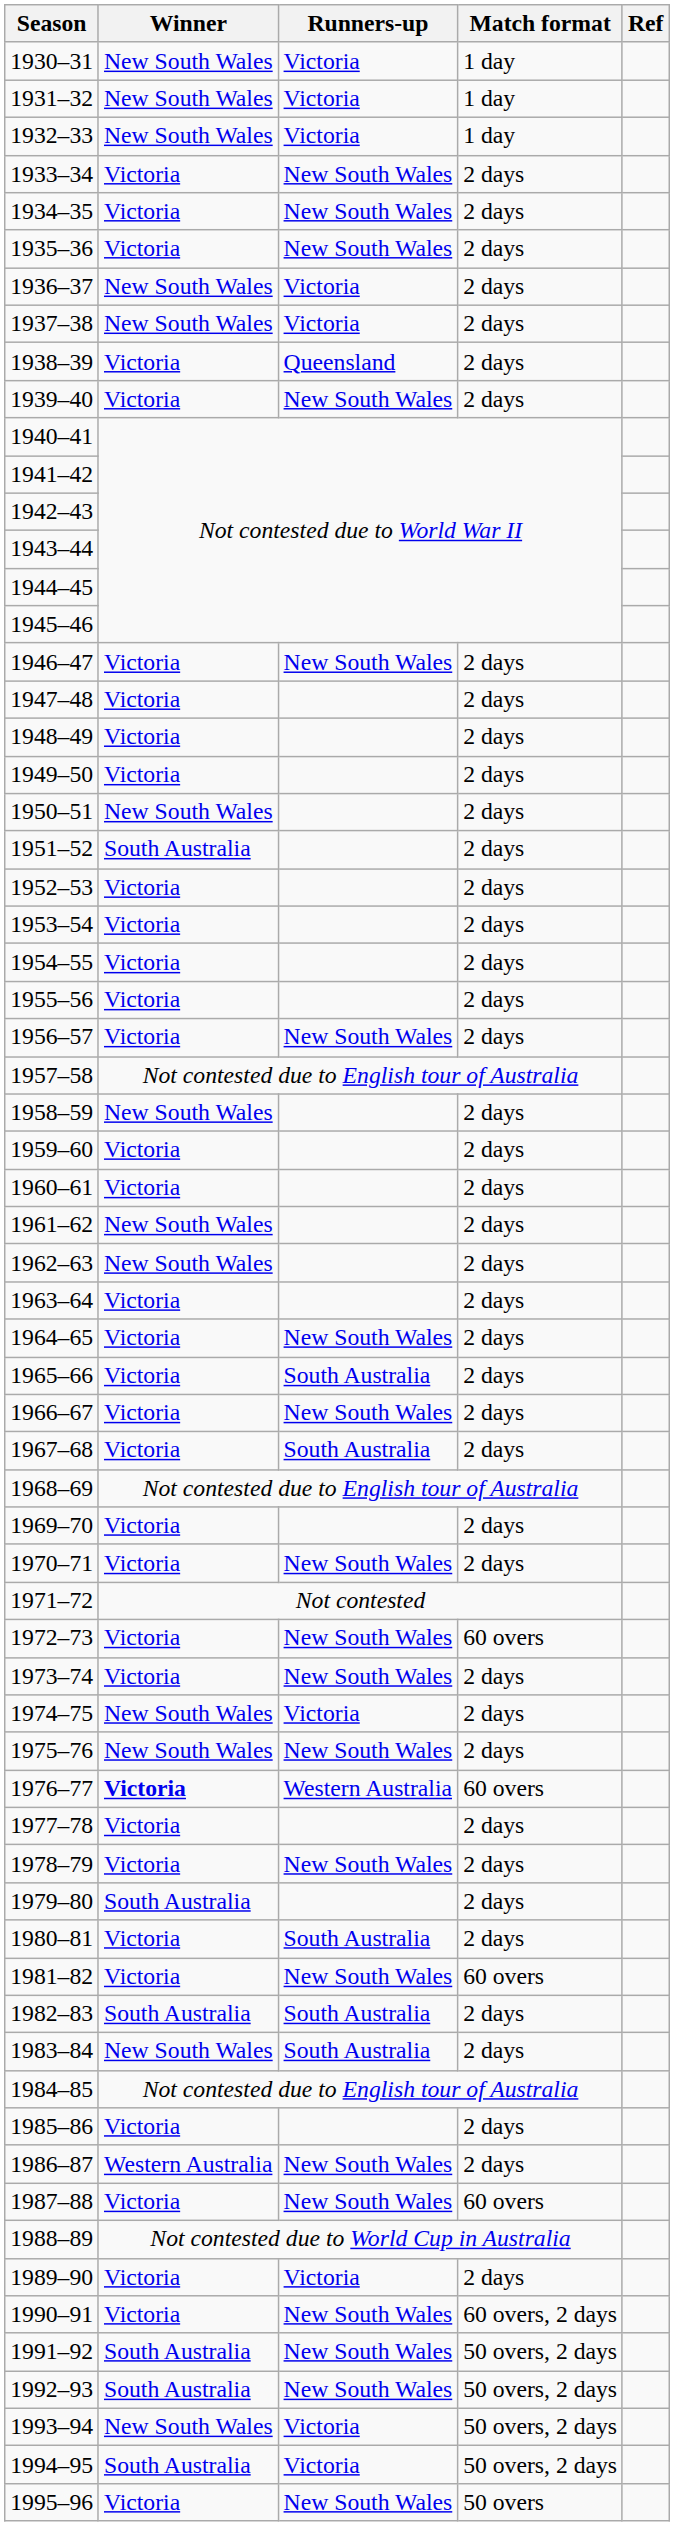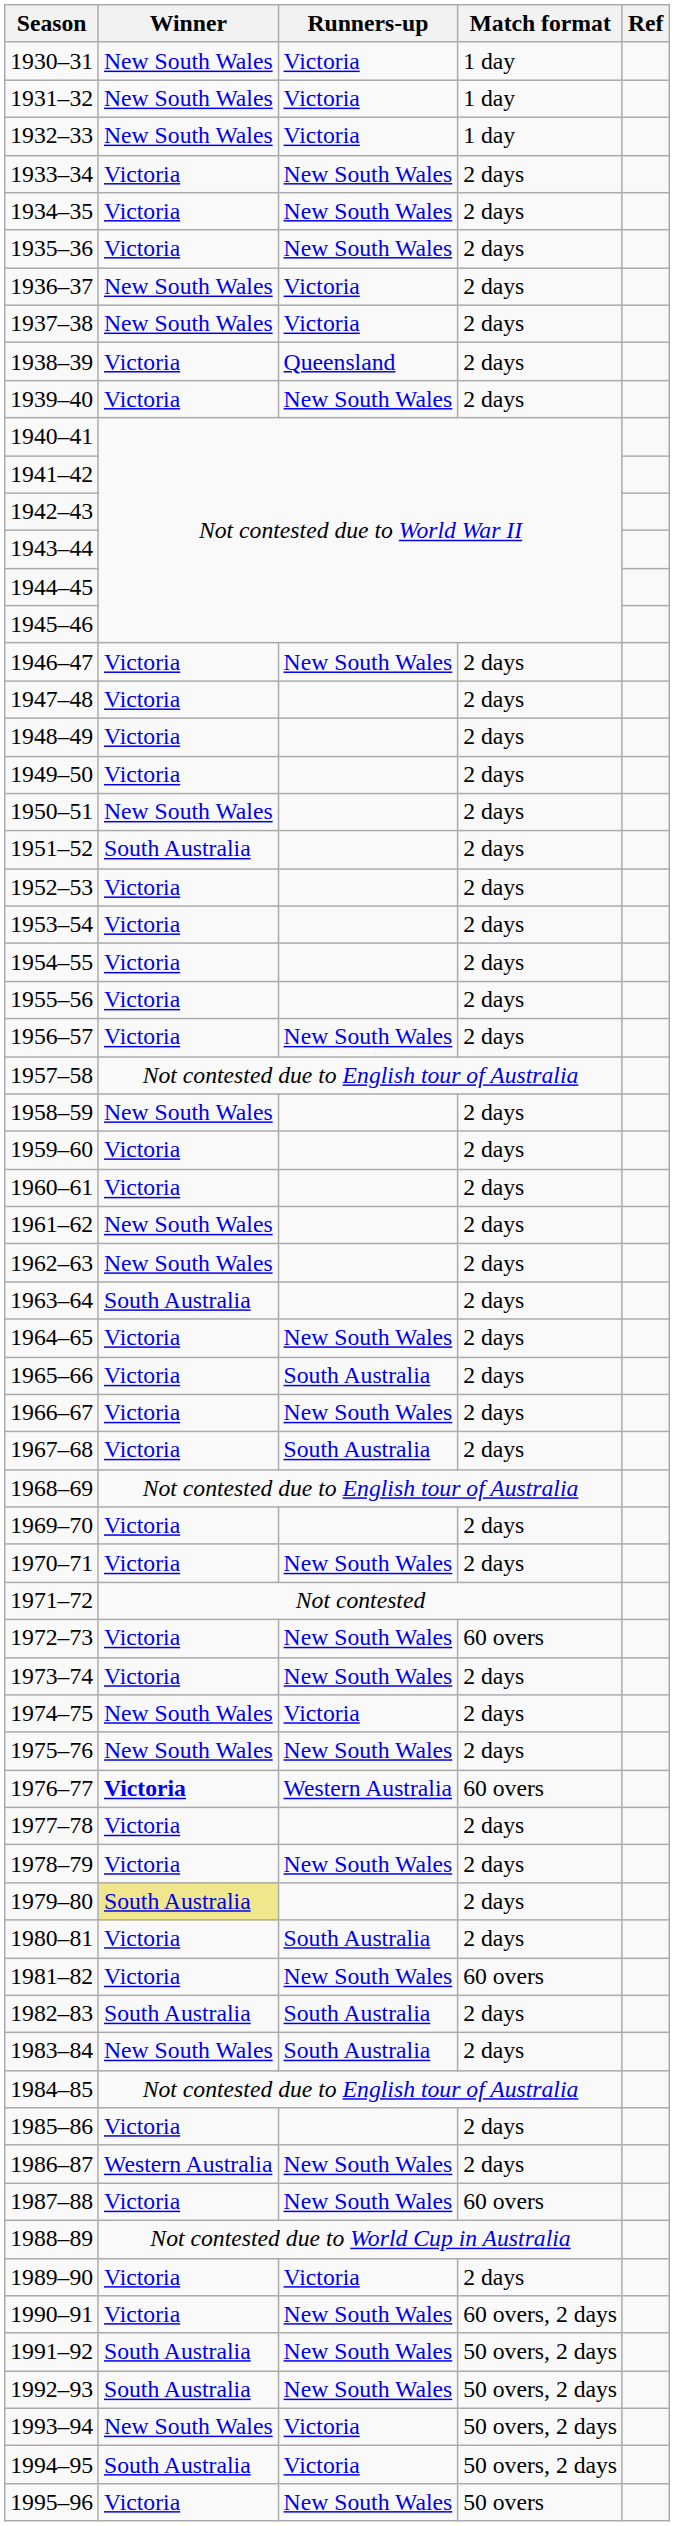(142, 1300) Victoria -> (177, 1300) South Australia
(177, 1901) no background -> (177, 1901) khaki background
